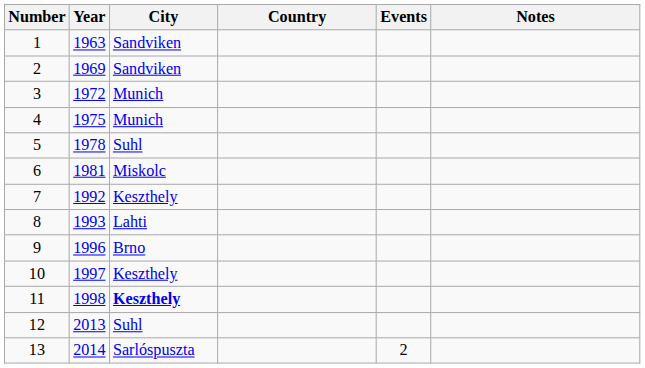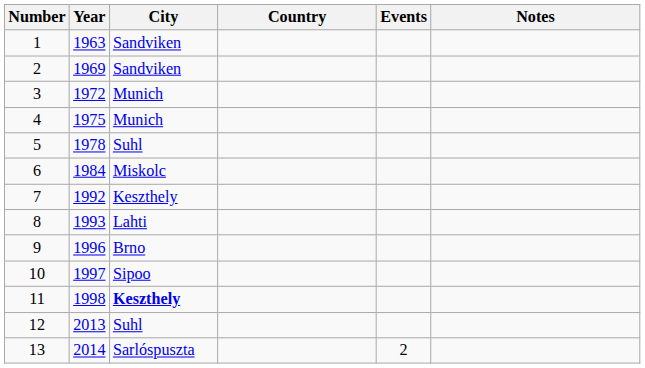(89, 171) 1981 -> (89, 171) 1984
(145, 273) Keszthely -> (132, 273) Sipoo
